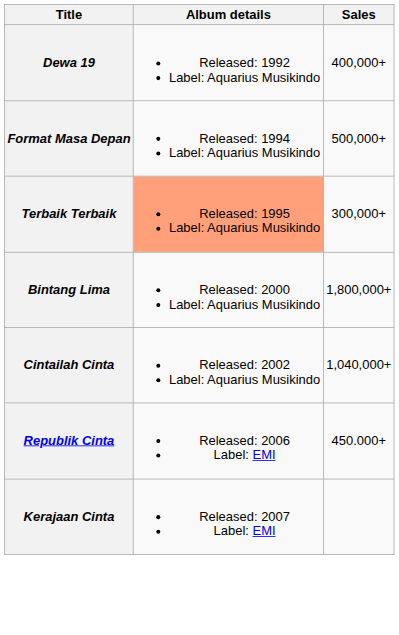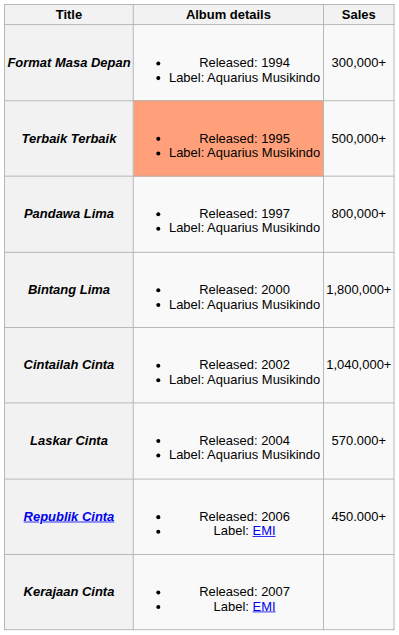- row: (69, 62)
(359, 138) 500,000+ -> (359, 62) 300,000+
(359, 214) 300,000+ -> (359, 138) 500,000+
+ row: (69, 214)
+ row: (69, 441)
